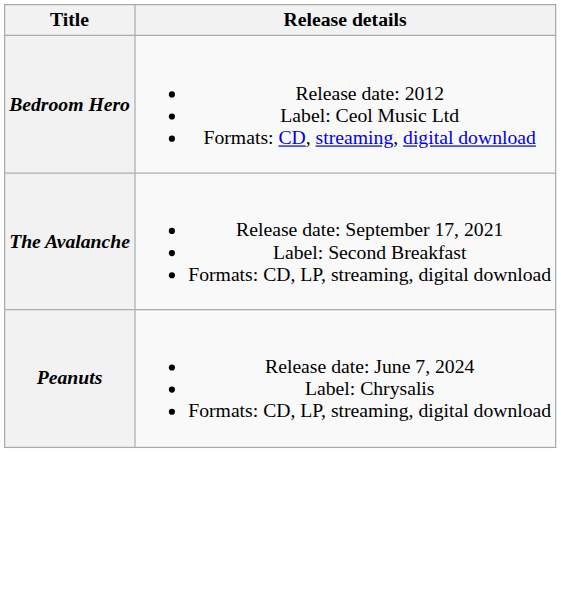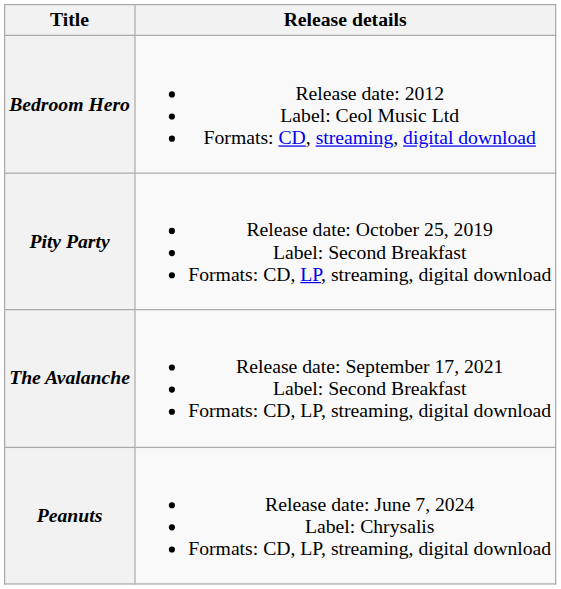+ row: (70, 241)
